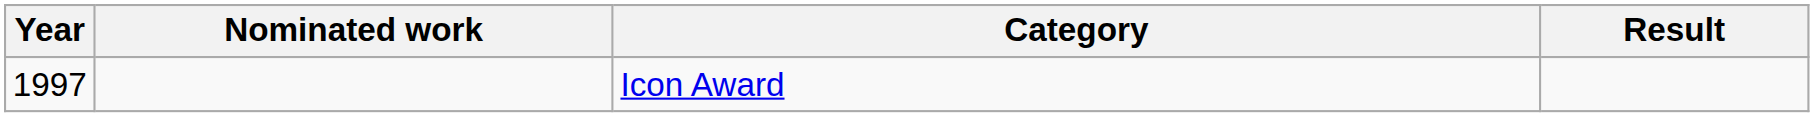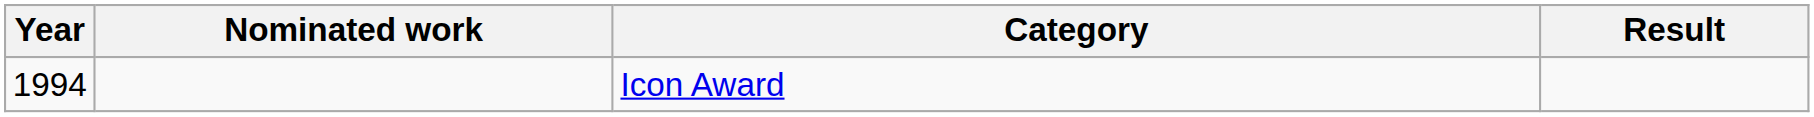(50, 83) 1997 -> (50, 83) 1994
